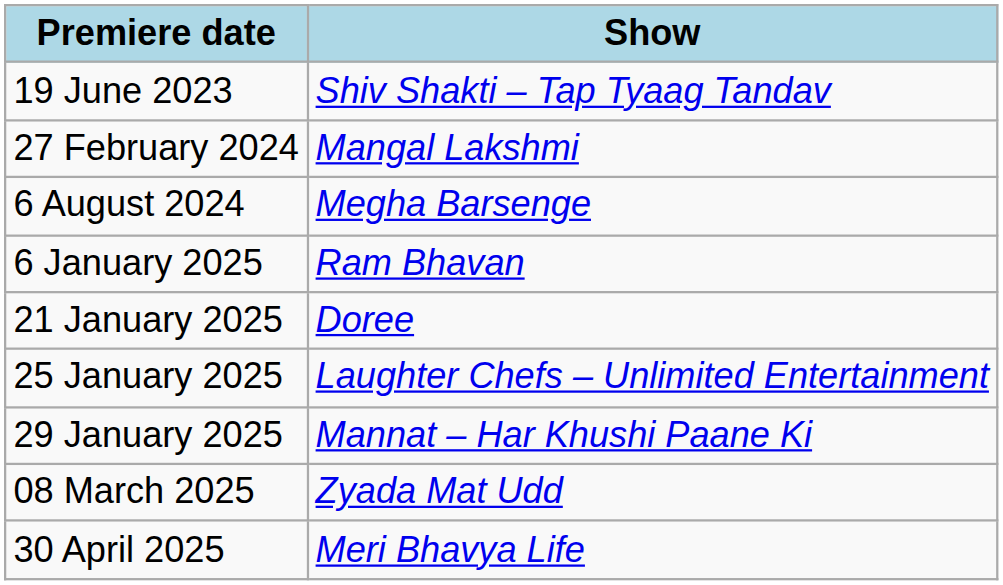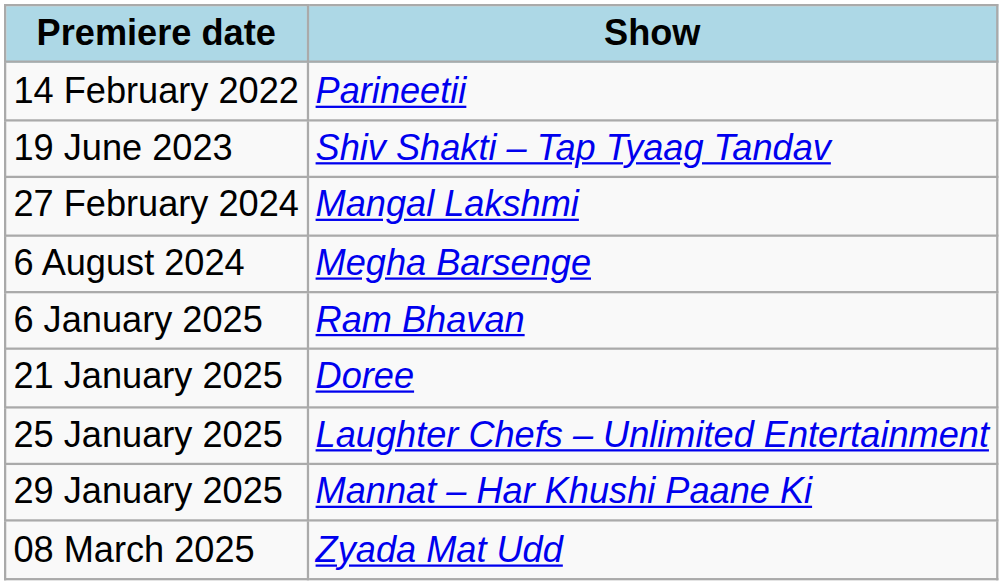+ row: (156, 90)
- row: (119, 549)
